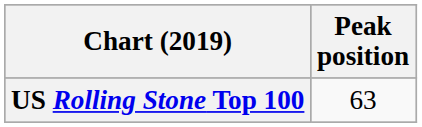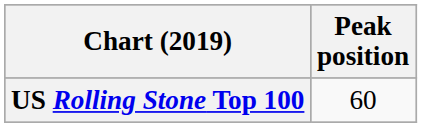(363, 99) 63 -> (363, 99) 60
